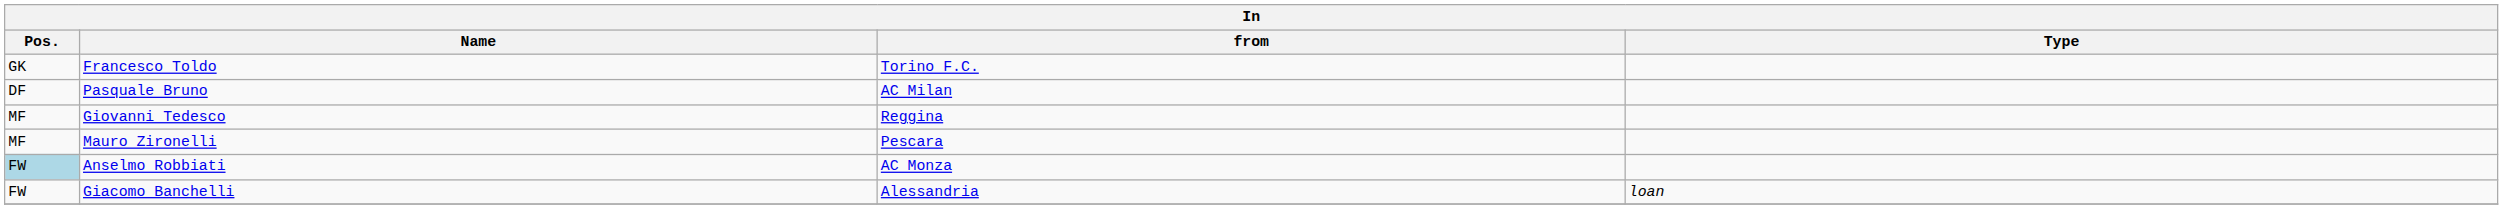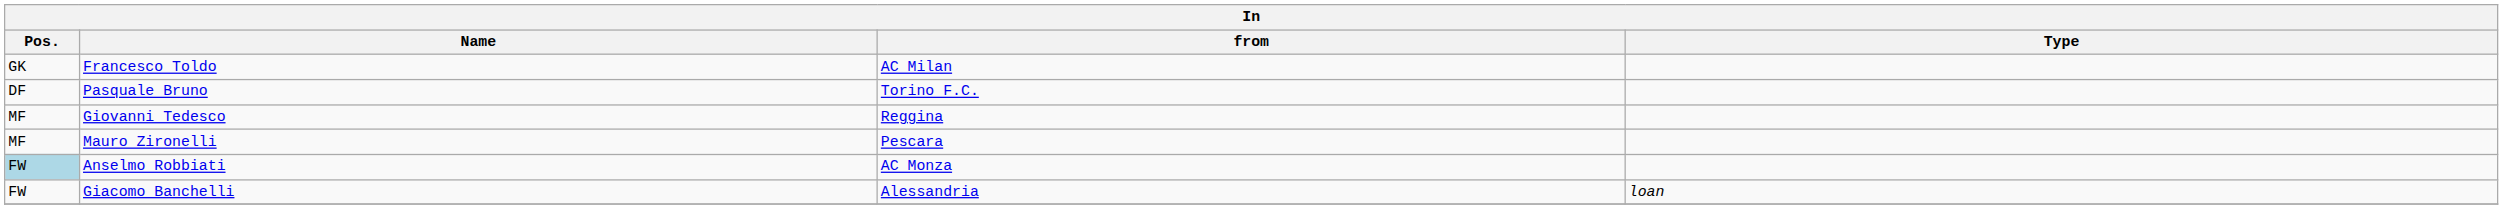(930, 67) Torino F.C. -> (916, 67) AC Milan
(916, 92) AC Milan -> (930, 92) Torino F.C.
